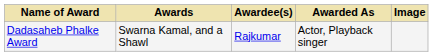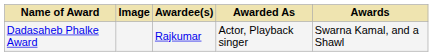columns swapped: (410, 13) <-> (174, 13)
